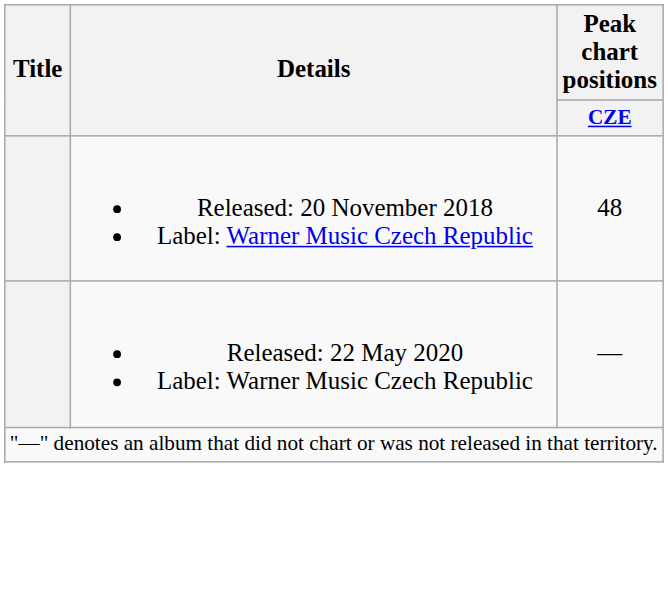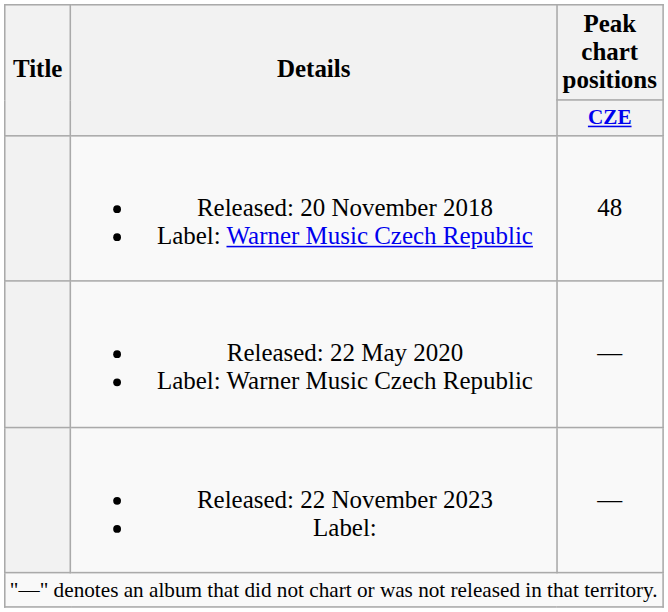+ row: (314, 514)
